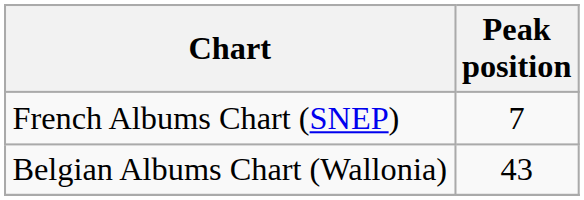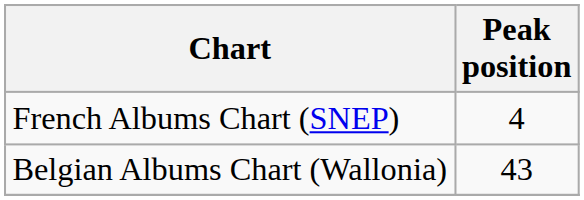(517, 117) 7 -> (517, 117) 4
